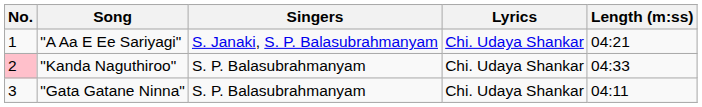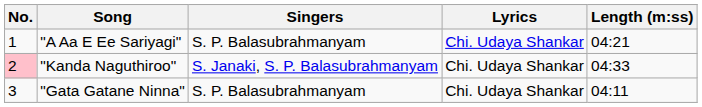(315, 42) S. Janaki, S. P. Balasubrahmanyam -> (279, 42) S. P. Balasubrahmanyam
(279, 66) S. P. Balasubrahmanyam -> (315, 66) S. Janaki, S. P. Balasubrahmanyam
